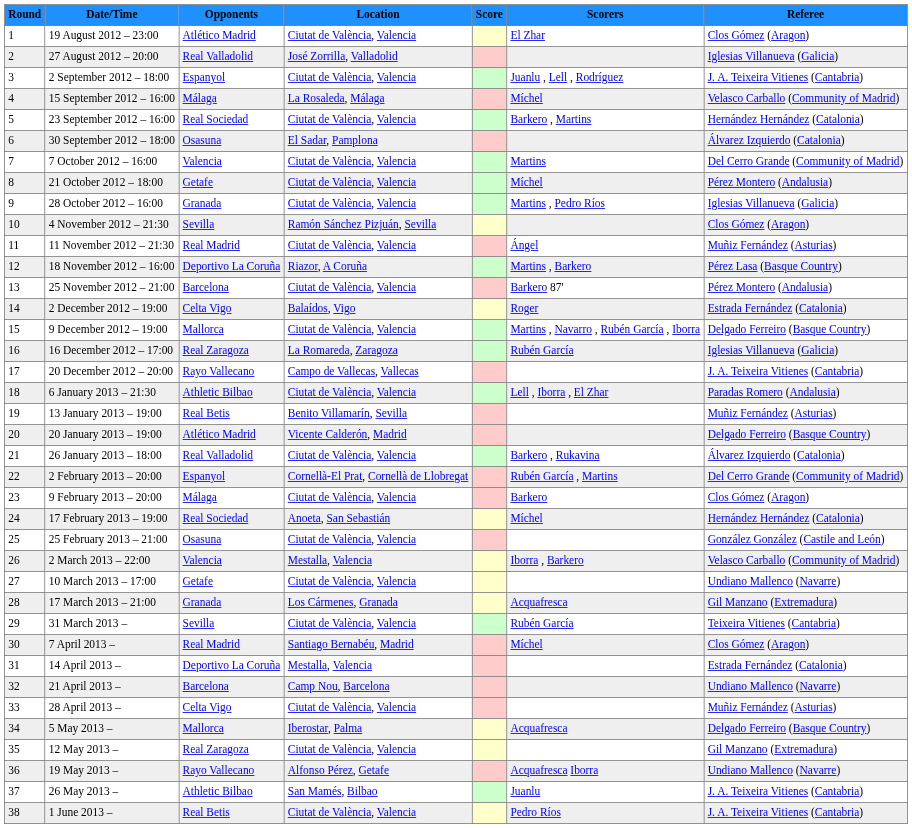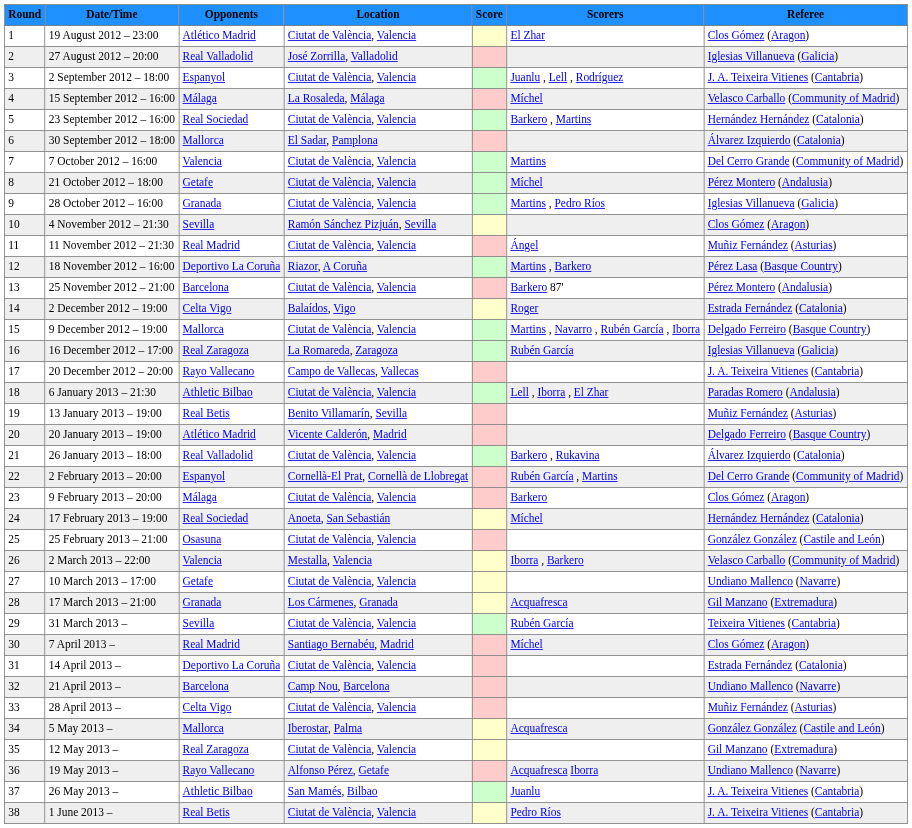(202, 140) Osasuna -> (203, 140) Mallorca
(330, 665) Mestalla, Valencia -> (352, 665) Ciutat de València, Valencia
(789, 728) Delgado Ferreiro (Basque Country) -> (796, 728) González González (Castile and León)
